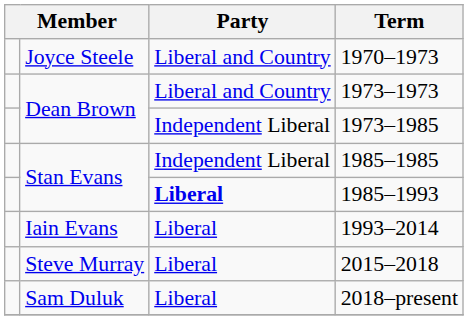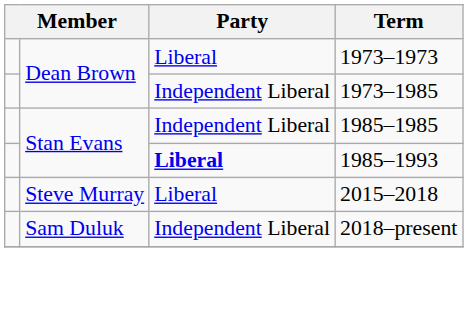- row: (390, 56)
(242, 90) Liberal and Country -> (186, 56) Liberal
- row: (390, 228)
(186, 297) Liberal -> (242, 228) Independent Liberal
